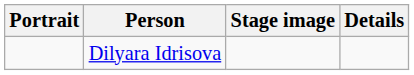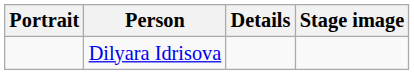columns swapped: (374, 20) <-> (283, 20)
